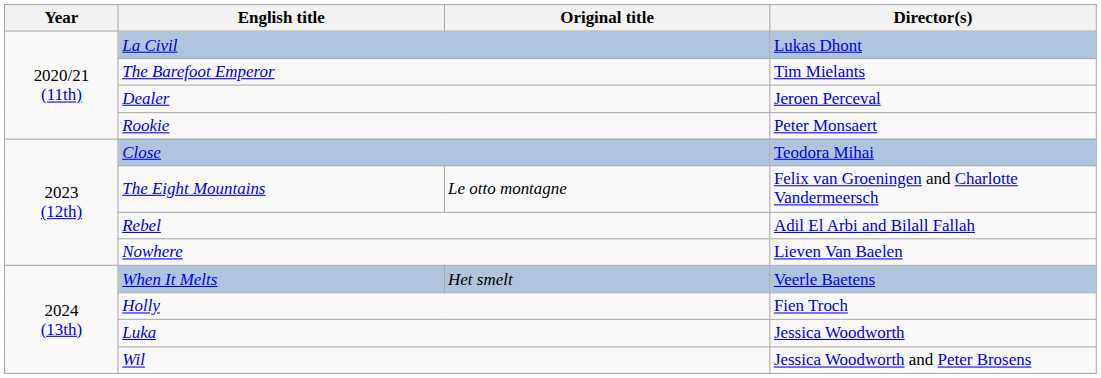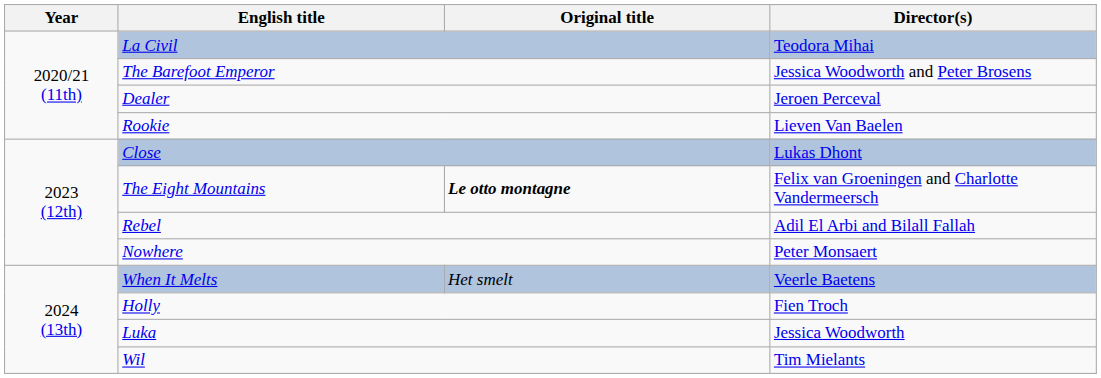(818, 44) Lukas Dhont -> (824, 44) Teodora Mihai
(820, 71) Tim Mielants -> (903, 71) Jessica Woodworth and Peter Brosens
(825, 125) Peter Monsaert -> (838, 125) Lieven Van Baelen
(824, 152) Teodora Mihai -> (818, 152) Lukas Dhont
(507, 188) normal -> (509, 188) bold
(838, 252) Lieven Van Baelen -> (825, 252) Peter Monsaert
(903, 359) Jessica Woodworth and Peter Brosens -> (820, 359) Tim Mielants
